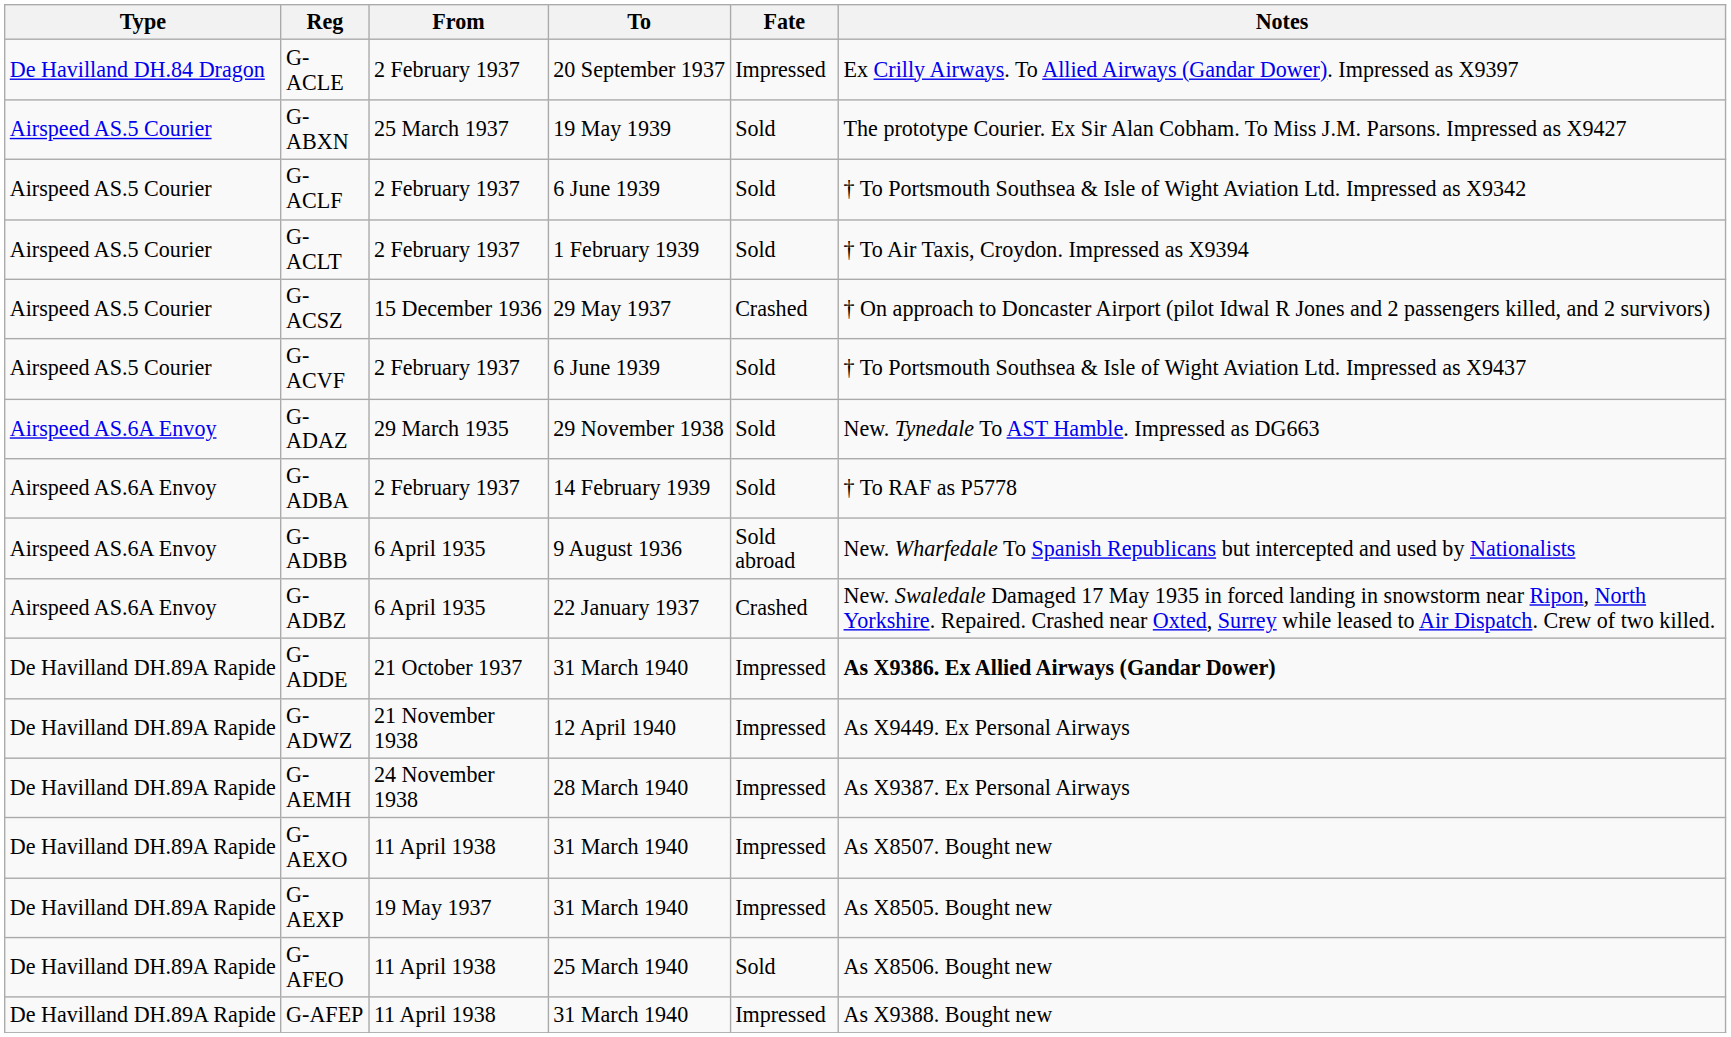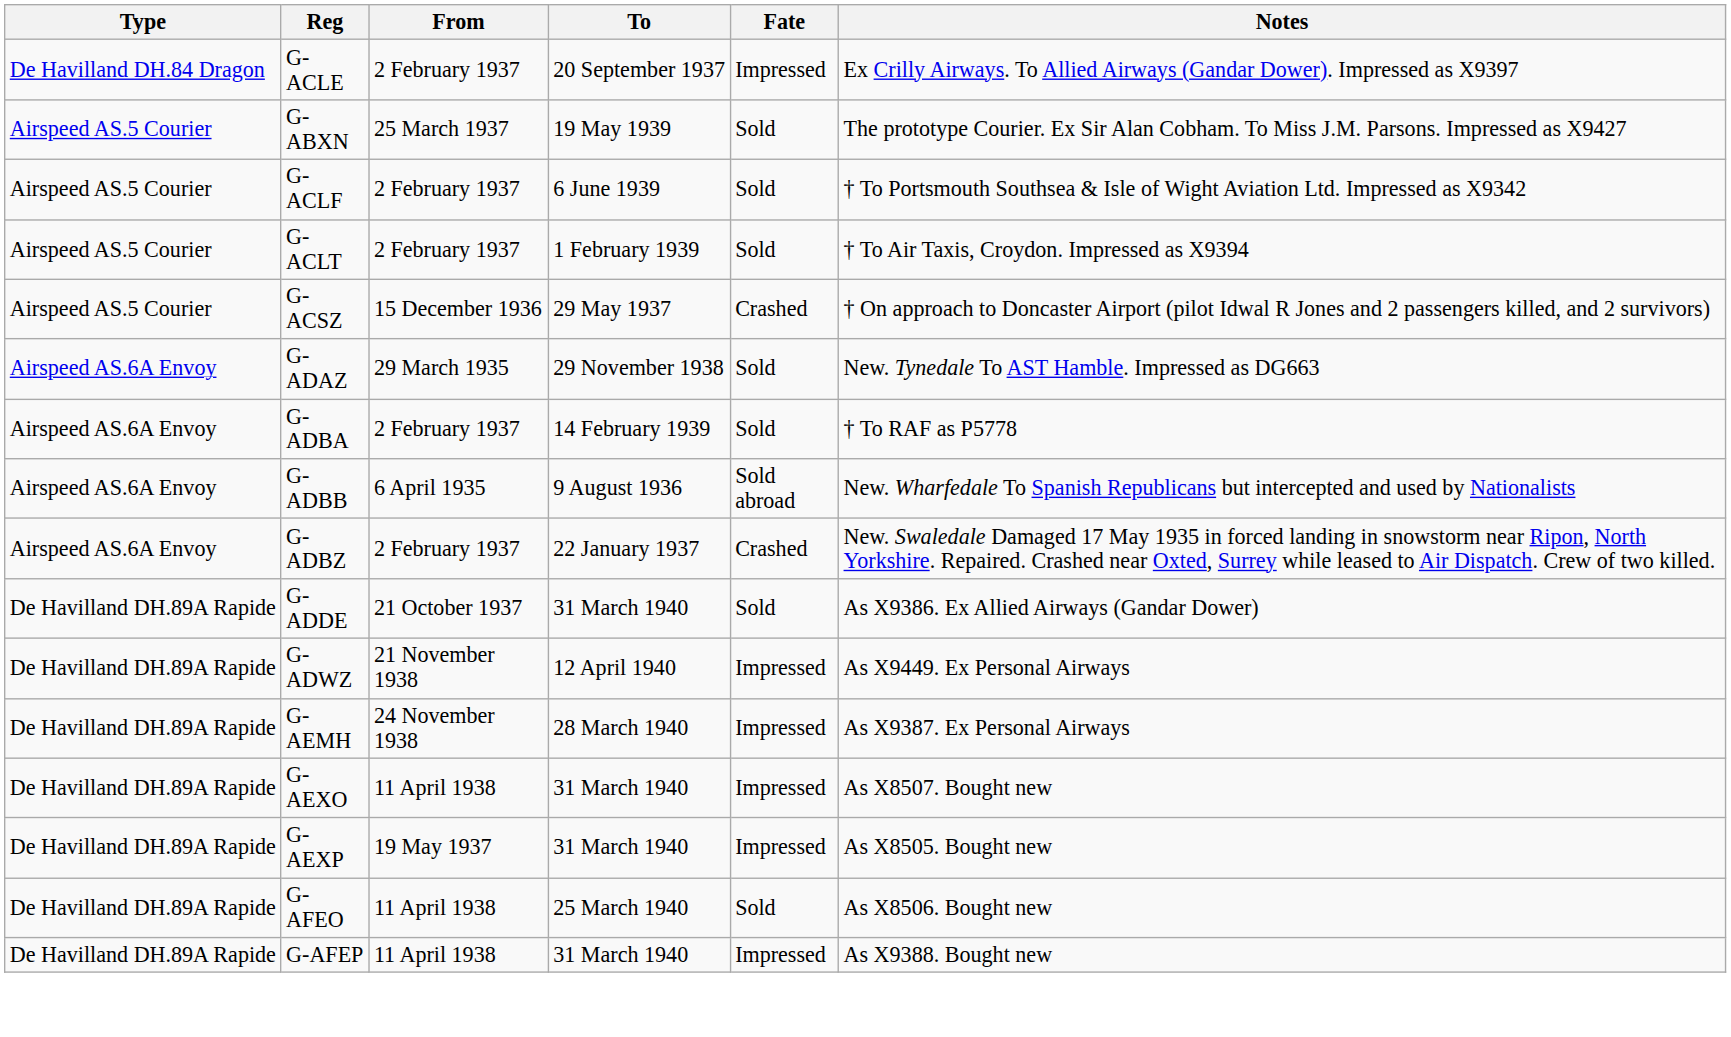- row: (316, 368)
(430, 608) 6 April 1935 -> (447, 548) 2 February 1937
(781, 668) Impressed -> (755, 608) Sold
(1060, 668) bold -> (1051, 608) normal
